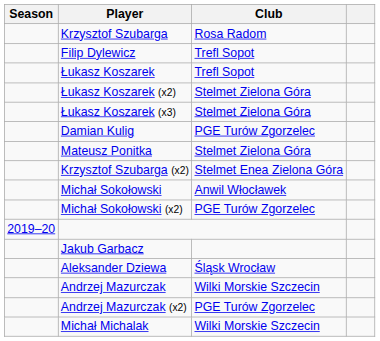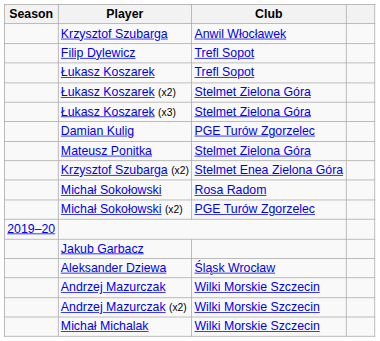(230, 33) Rosa Radom -> (240, 33) Anwil Włocławek
(240, 190) Anwil Włocławek -> (230, 190) Rosa Radom
(255, 307) PGE Turów Zgorzelec -> (257, 307) Wilki Morskie Szczecin
